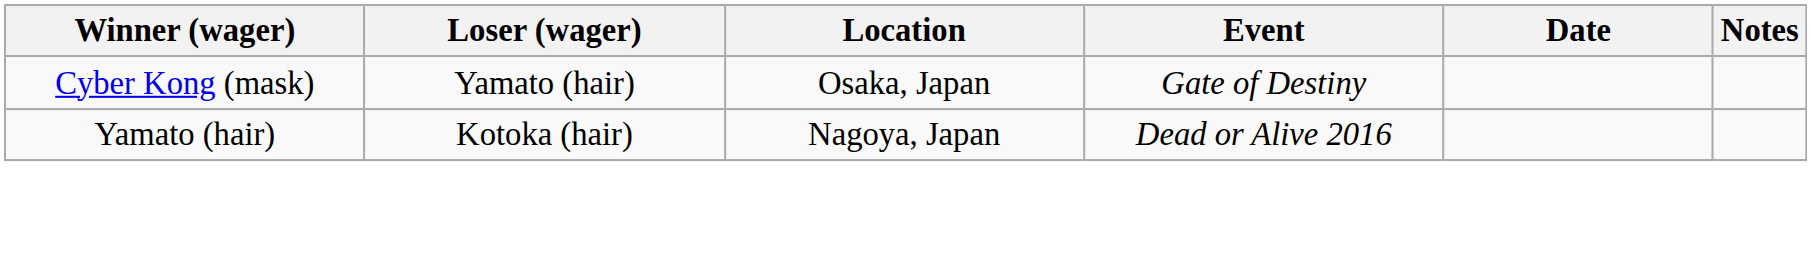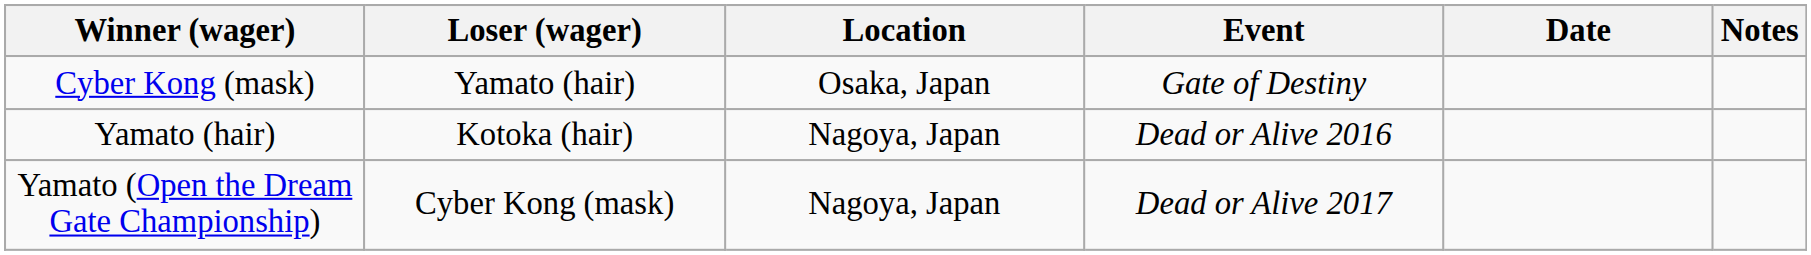+ row: (185, 204)
